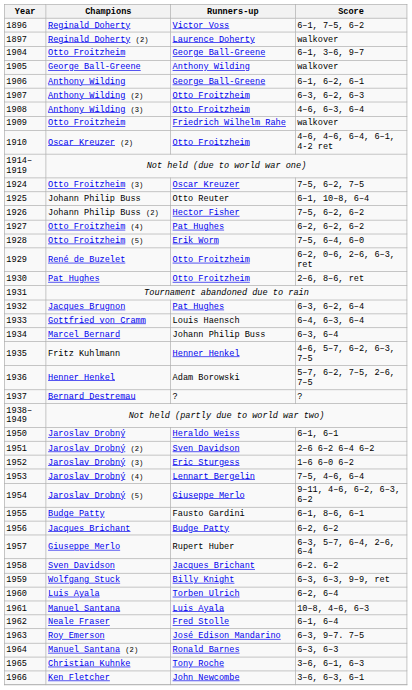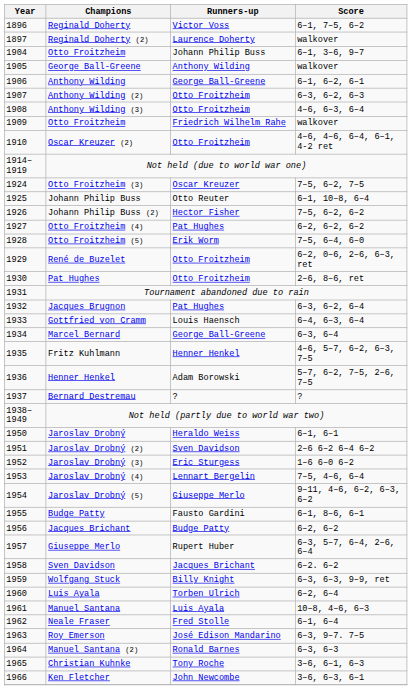(219, 53) George Ball-Greene -> (219, 53) Johann Philip Buss
(219, 335) Johann Philip Buss -> (219, 335) George Ball-Greene
